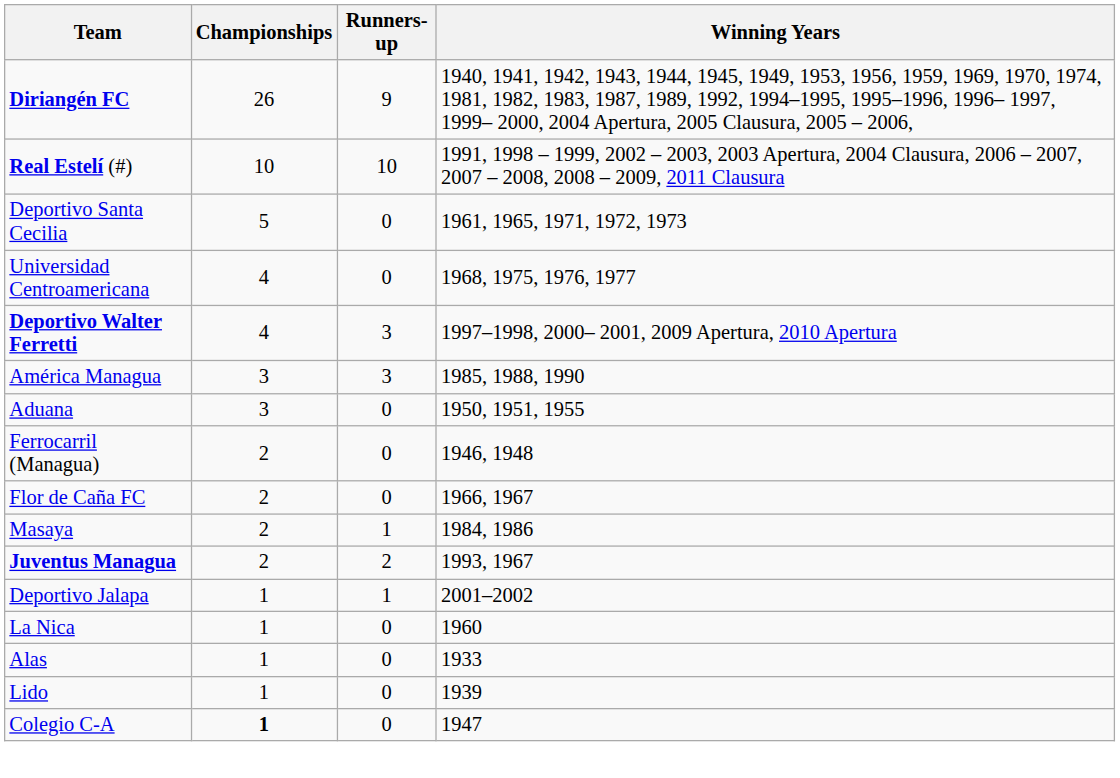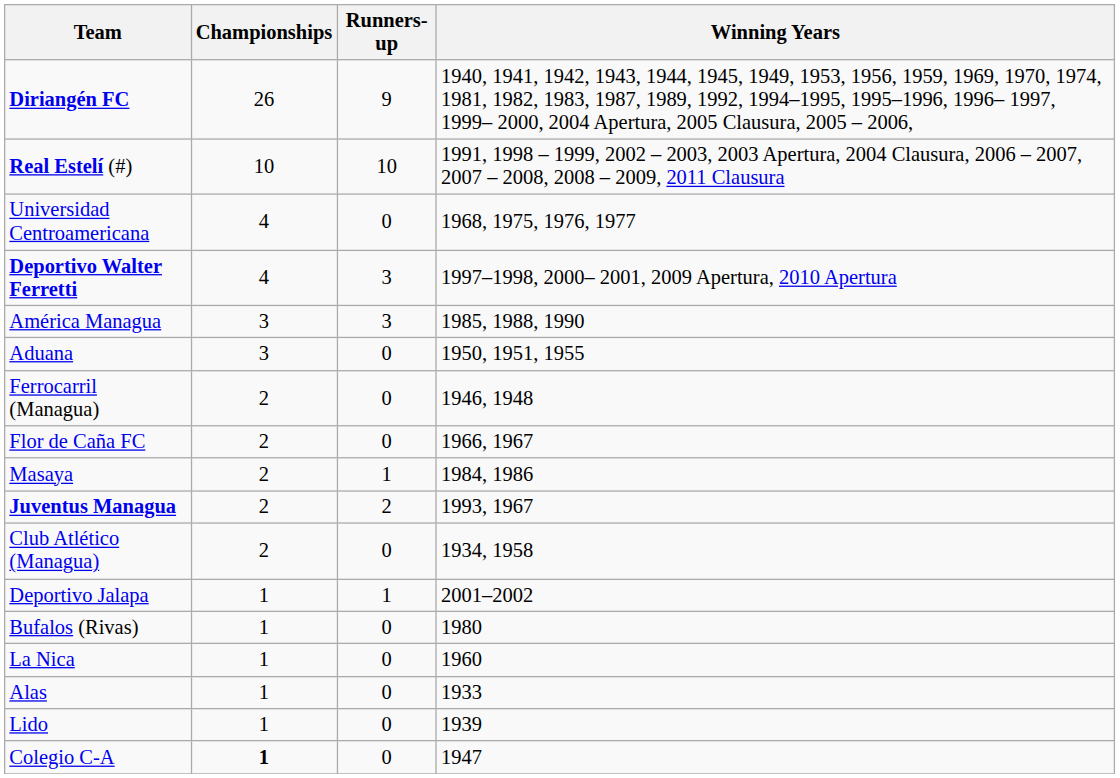- row: (76, 221)
+ row: (64, 550)
+ row: (74, 627)
